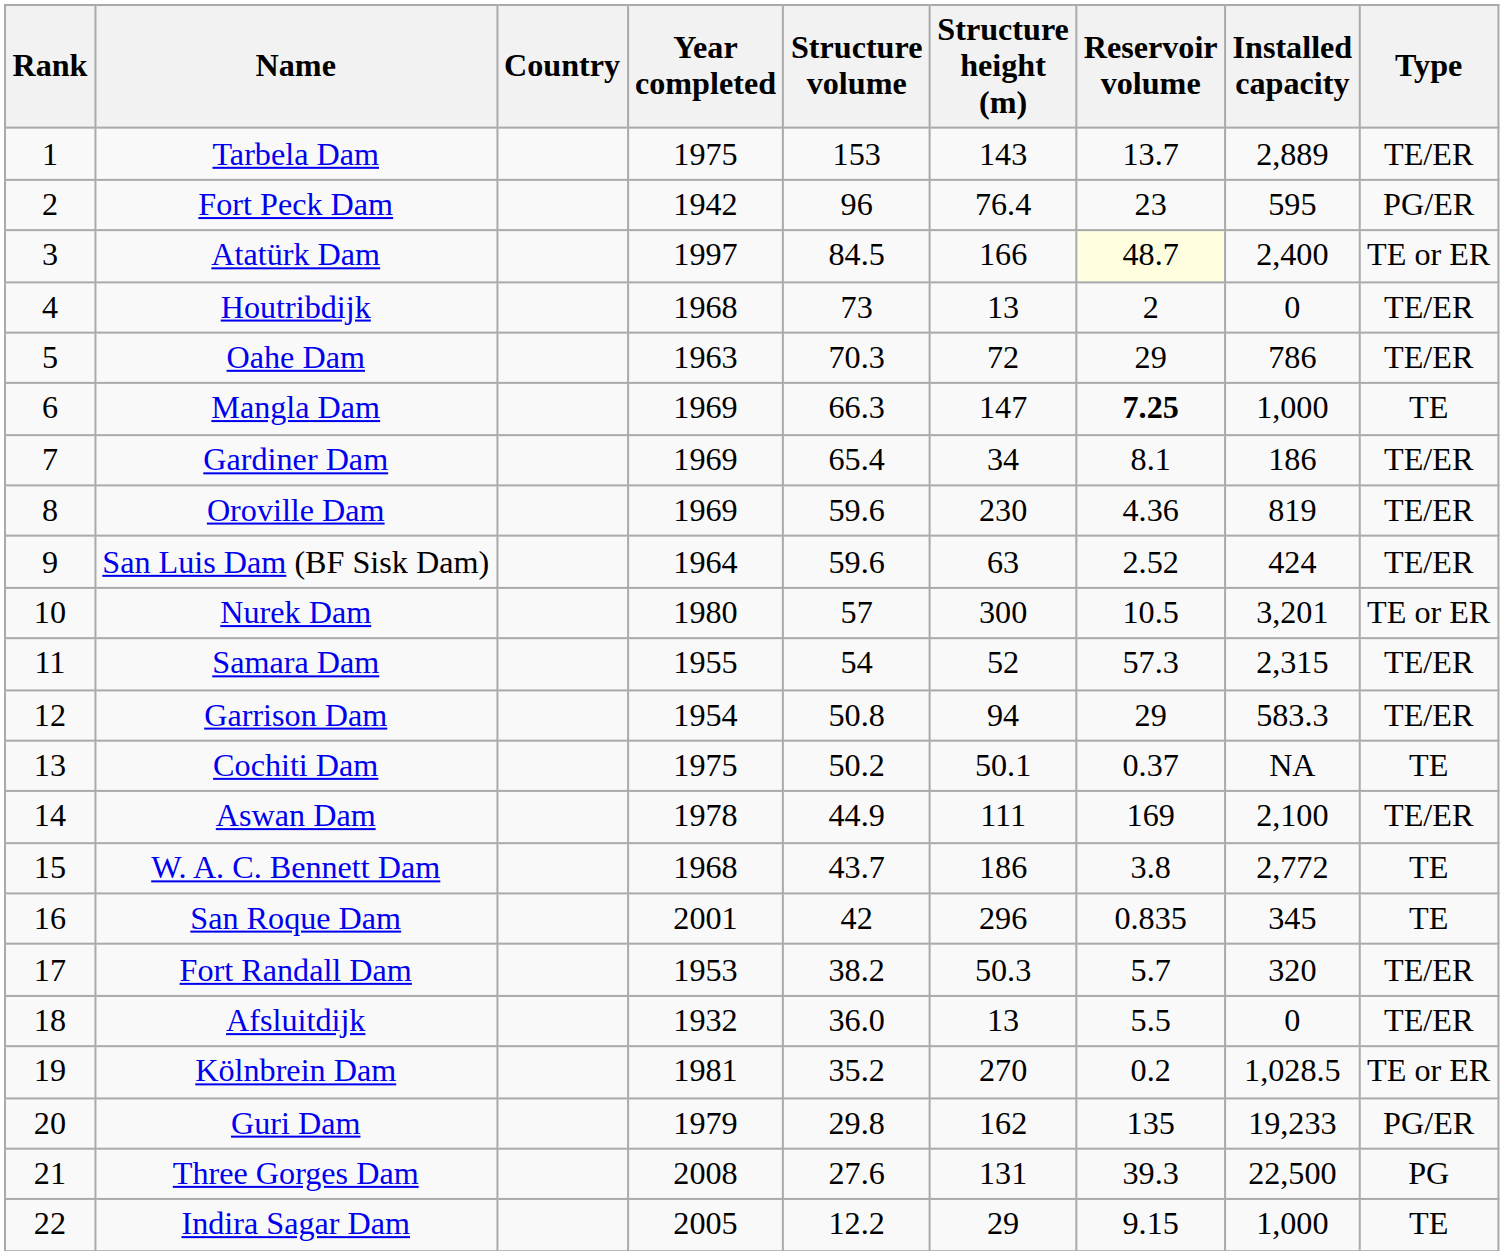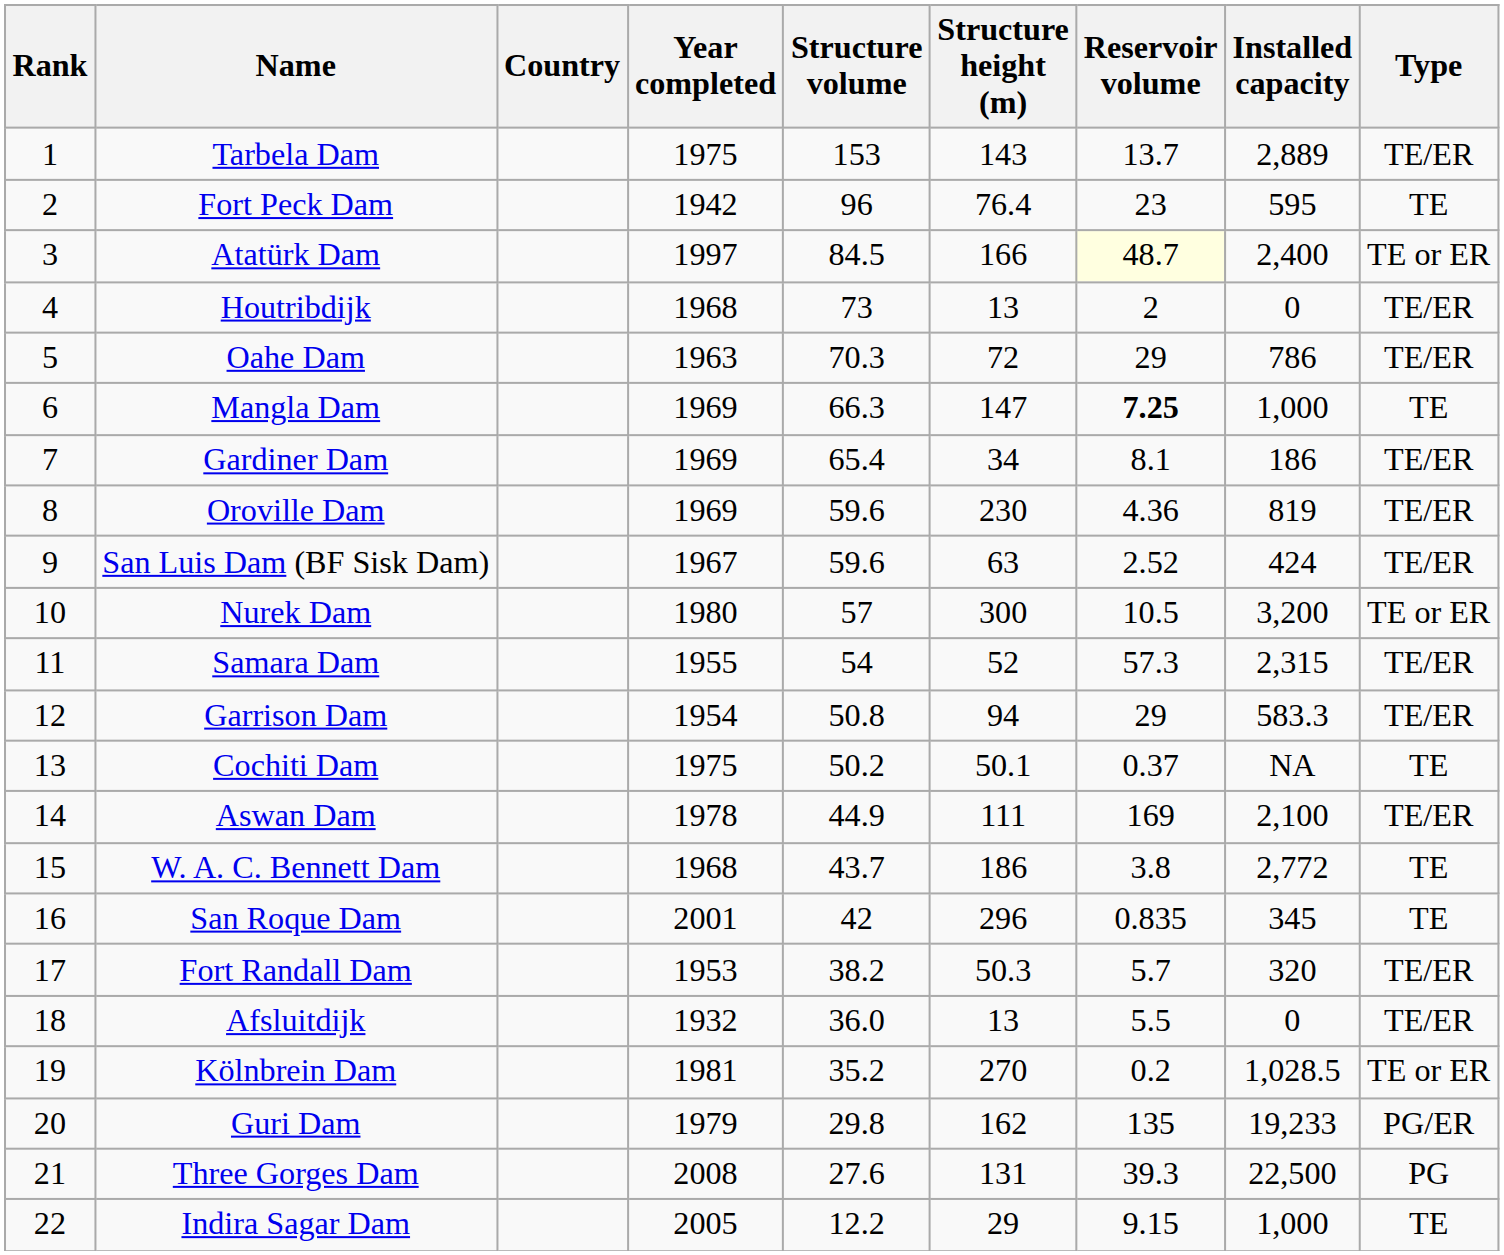(1429, 204) PG/ER -> (1429, 204) TE
(705, 561) 1964 -> (705, 561) 1967
(1292, 612) 3,201 -> (1292, 612) 3,200
